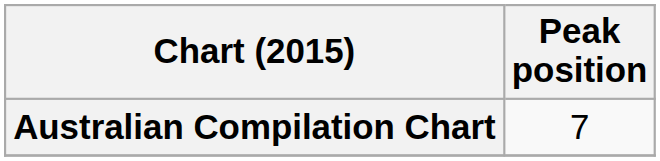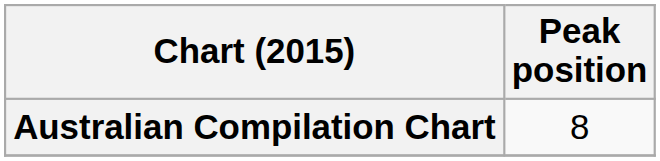(580, 126) 7 -> (580, 126) 8
